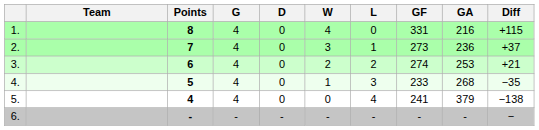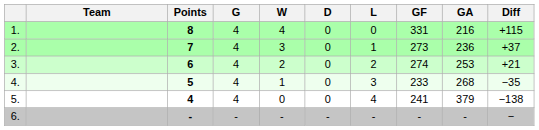columns swapped: (328, 13) <-> (282, 13)
